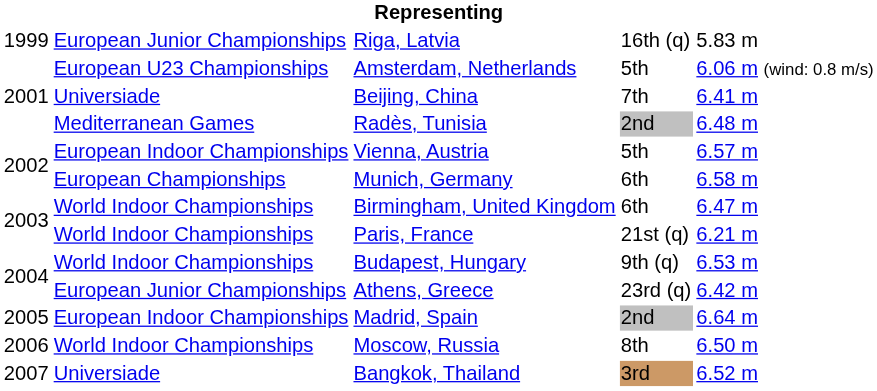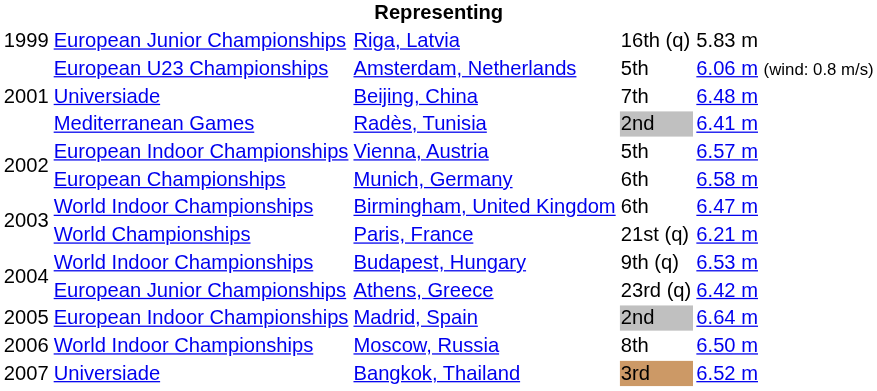(727, 96) 6.41 m -> (727, 96) 6.48 m
(727, 123) 6.48 m -> (727, 123) 6.41 m
(183, 234) World Indoor Championships -> (152, 234) World Championships
